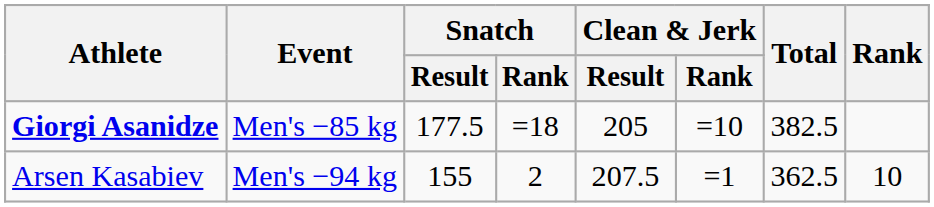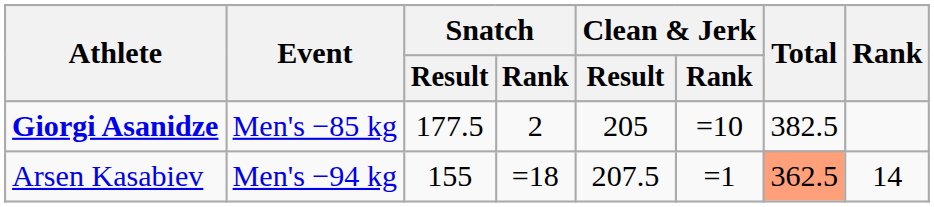(535, 126) =18 -> (535, 126) 2
(535, 175) 2 -> (535, 175) =18
(804, 175) no background -> (804, 175) lightsalmon background
(887, 175) 10 -> (887, 175) 14
